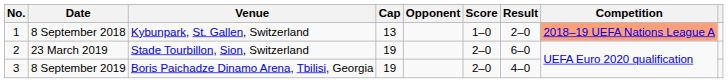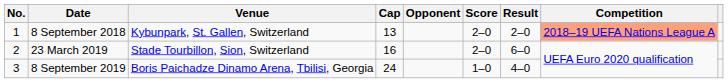(482, 31) 1–0 -> (482, 31) 2–0
(390, 50) 19 -> (390, 50) 16
(390, 68) 19 -> (390, 68) 24
(482, 68) 2–0 -> (482, 68) 1–0
